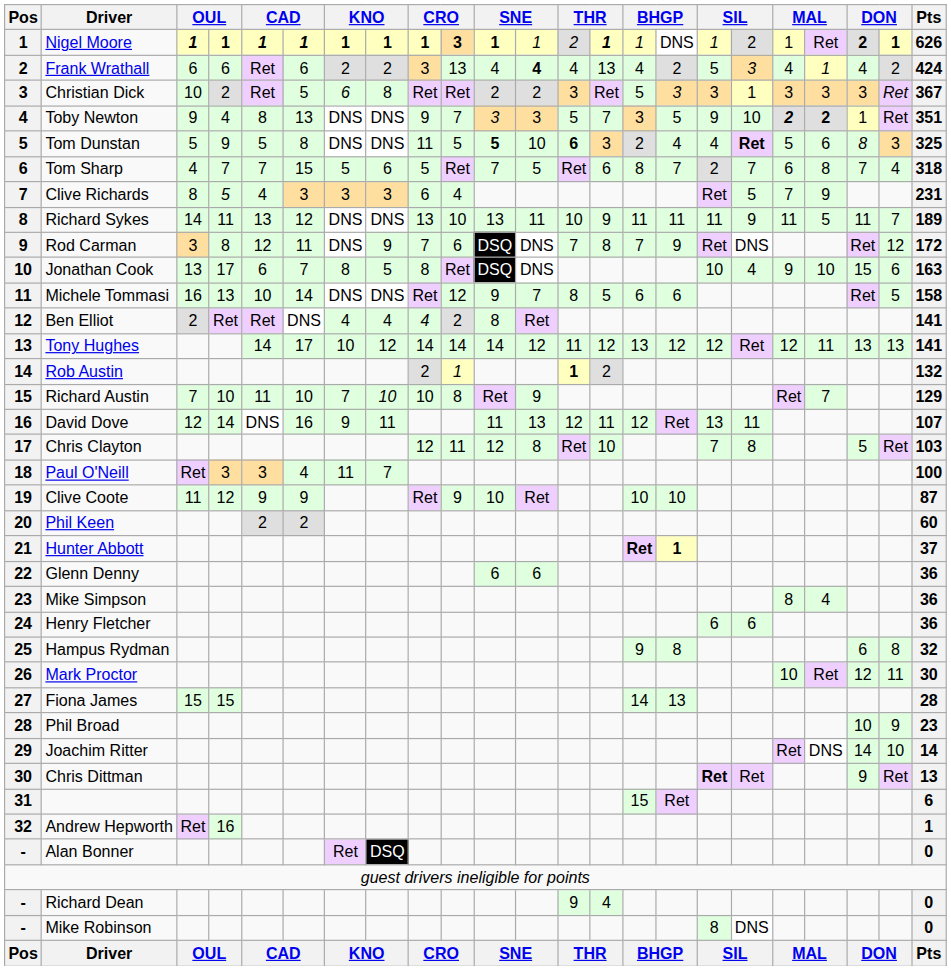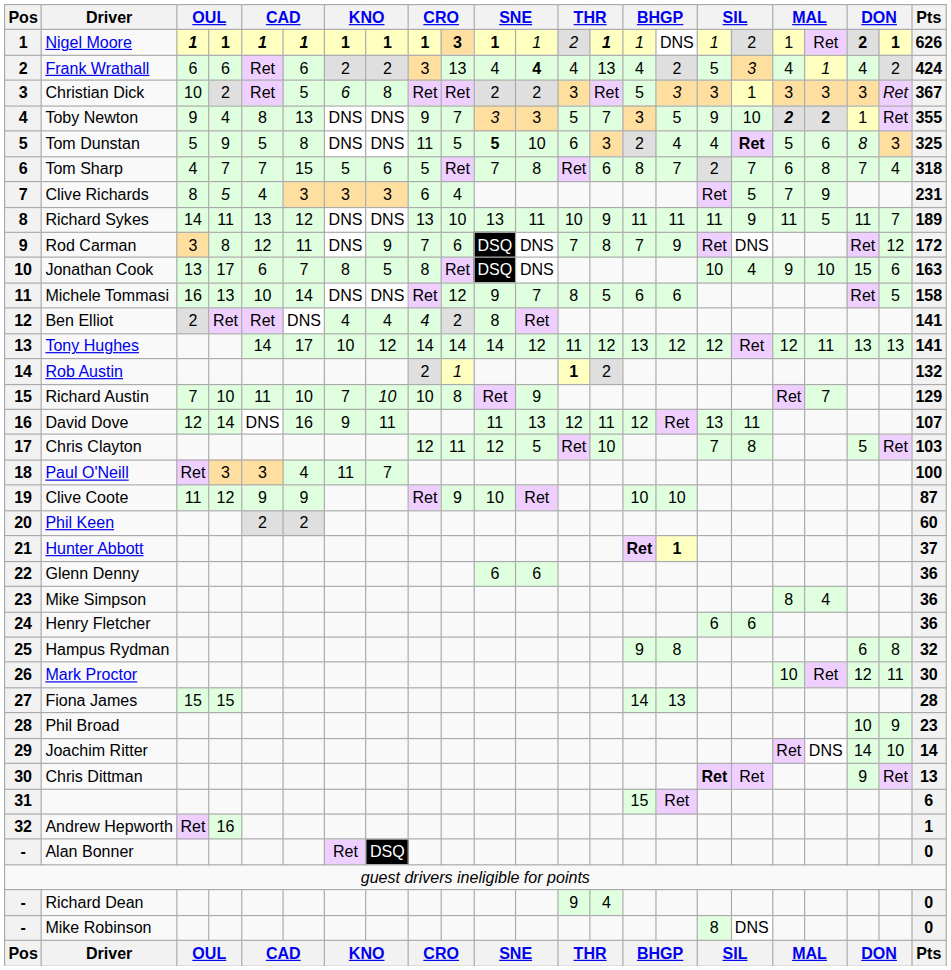(929, 118) 351 -> (929, 118) 355
(574, 143) bold -> (574, 143) normal
(537, 169) 5 -> (537, 169) 8
(537, 447) 8 -> (537, 447) 5
